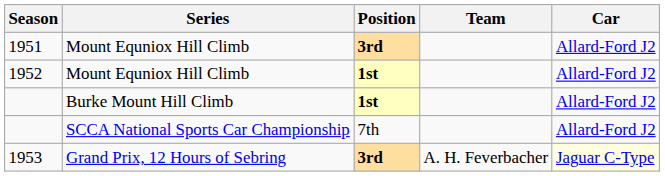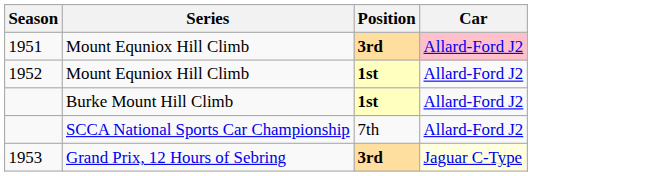- column: (486, 18)
(606, 46) no background -> (473, 46) pink background
